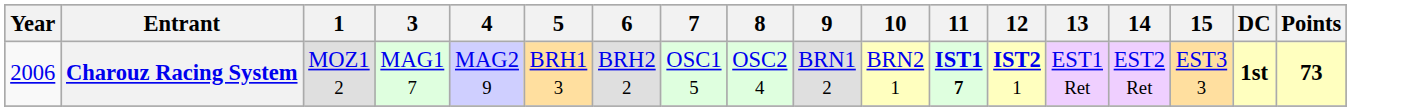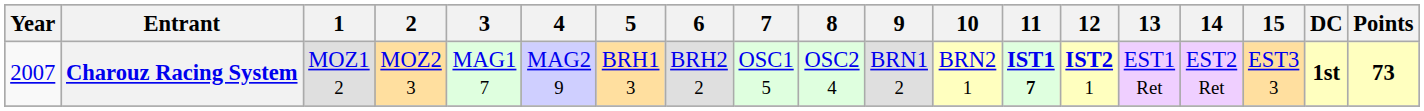+ column: (411, 22)
(33, 73) 2006 -> (33, 73) 2007
